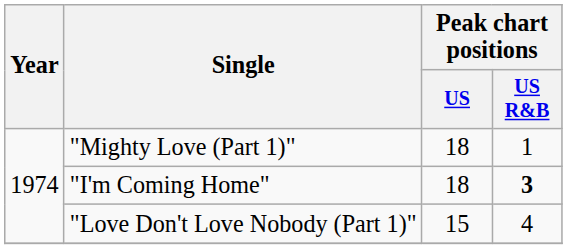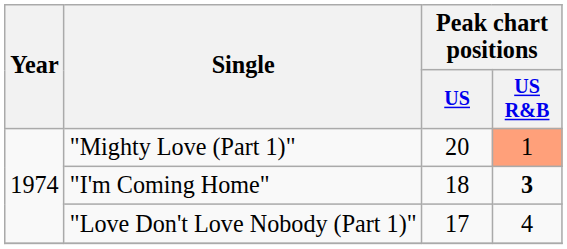(457, 147) 18 -> (457, 147) 20
(527, 147) no background -> (527, 147) lightsalmon background
(457, 223) 15 -> (457, 223) 17
